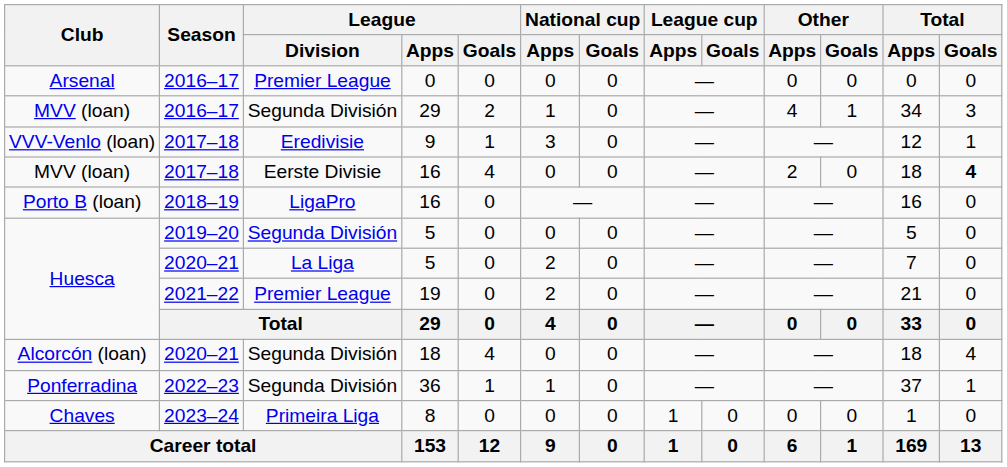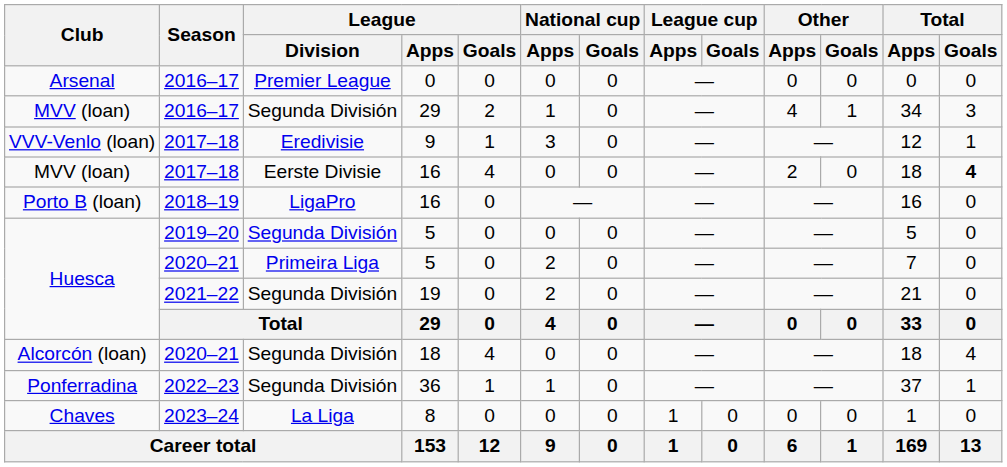(322, 263) La Liga -> (322, 263) Primeira Liga
(322, 293) Premier League -> (322, 293) Segunda División
(322, 415) Primeira Liga -> (322, 415) La Liga
